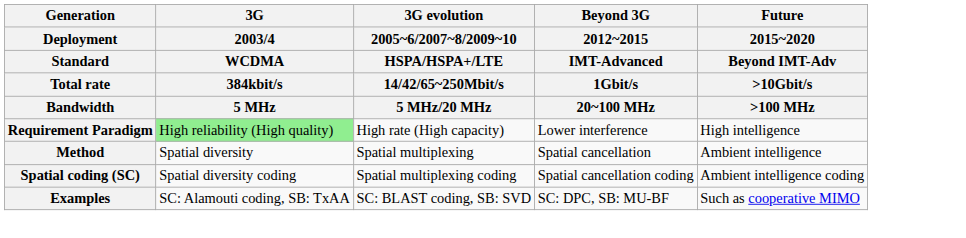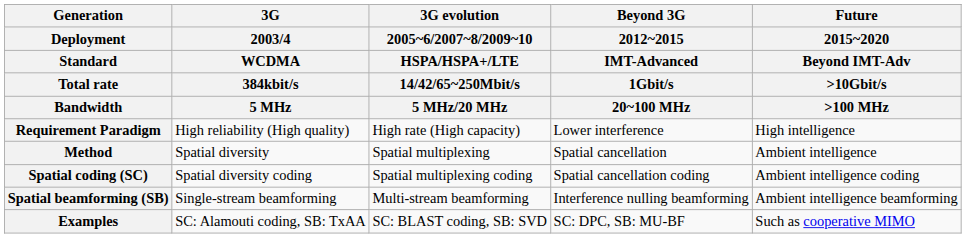(246, 130) lightgreen background -> (262, 130) no background
+ row: (88, 198)
